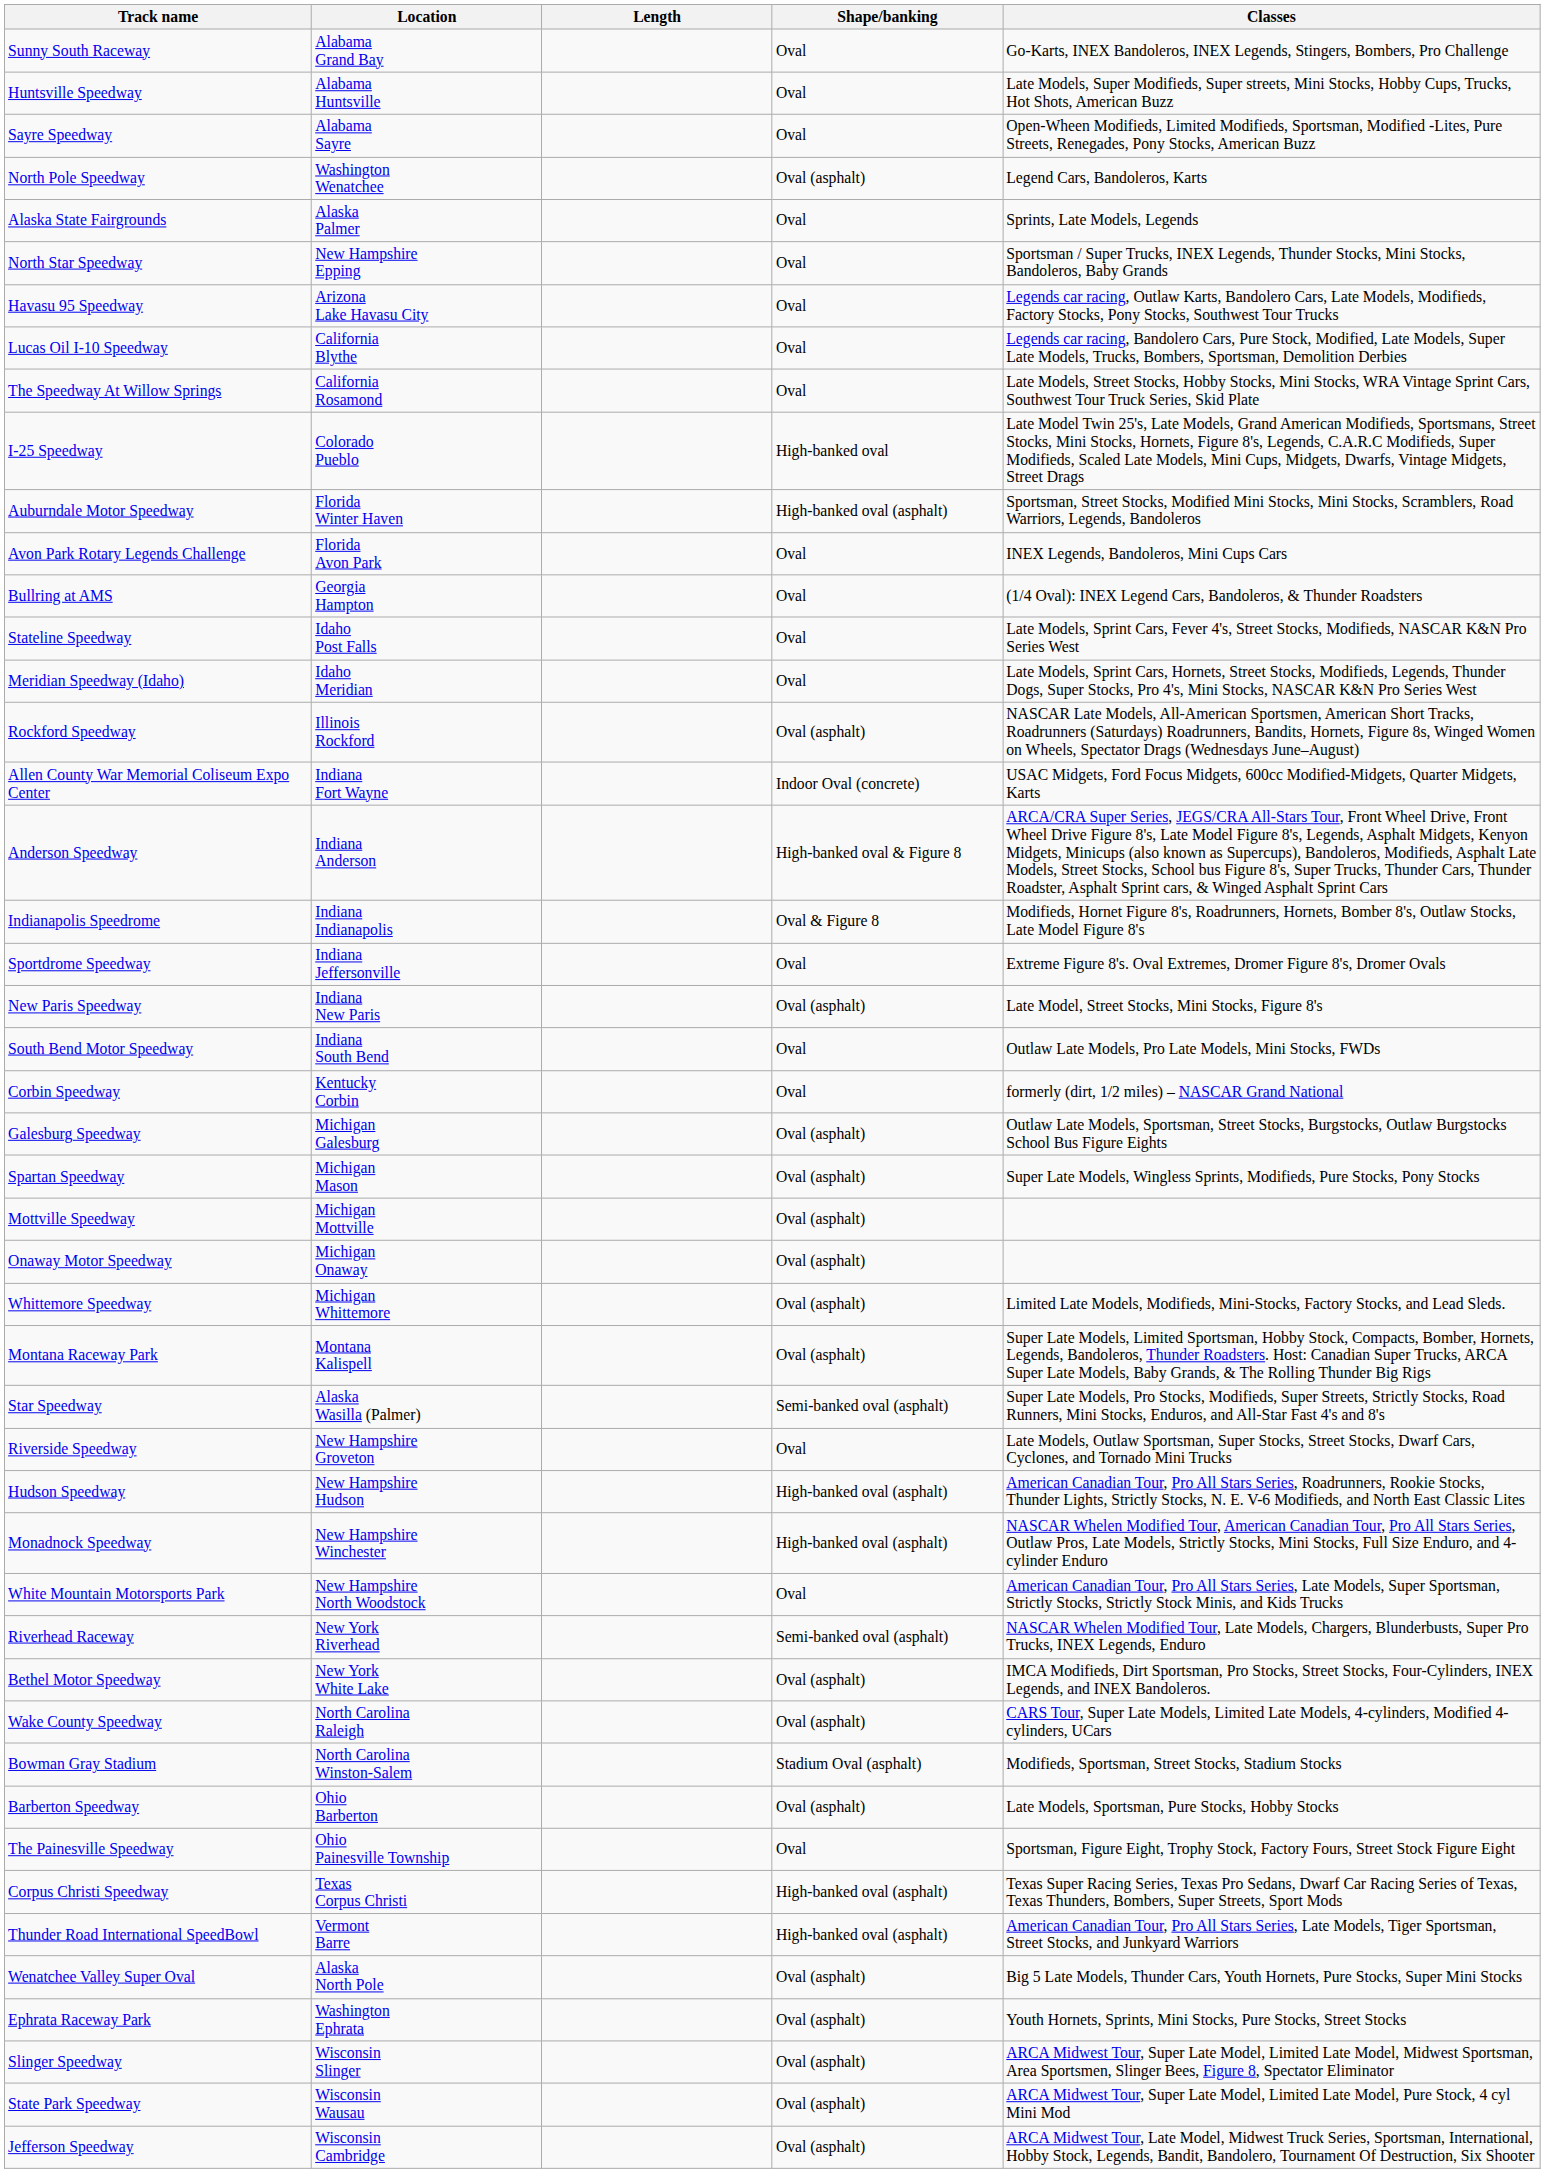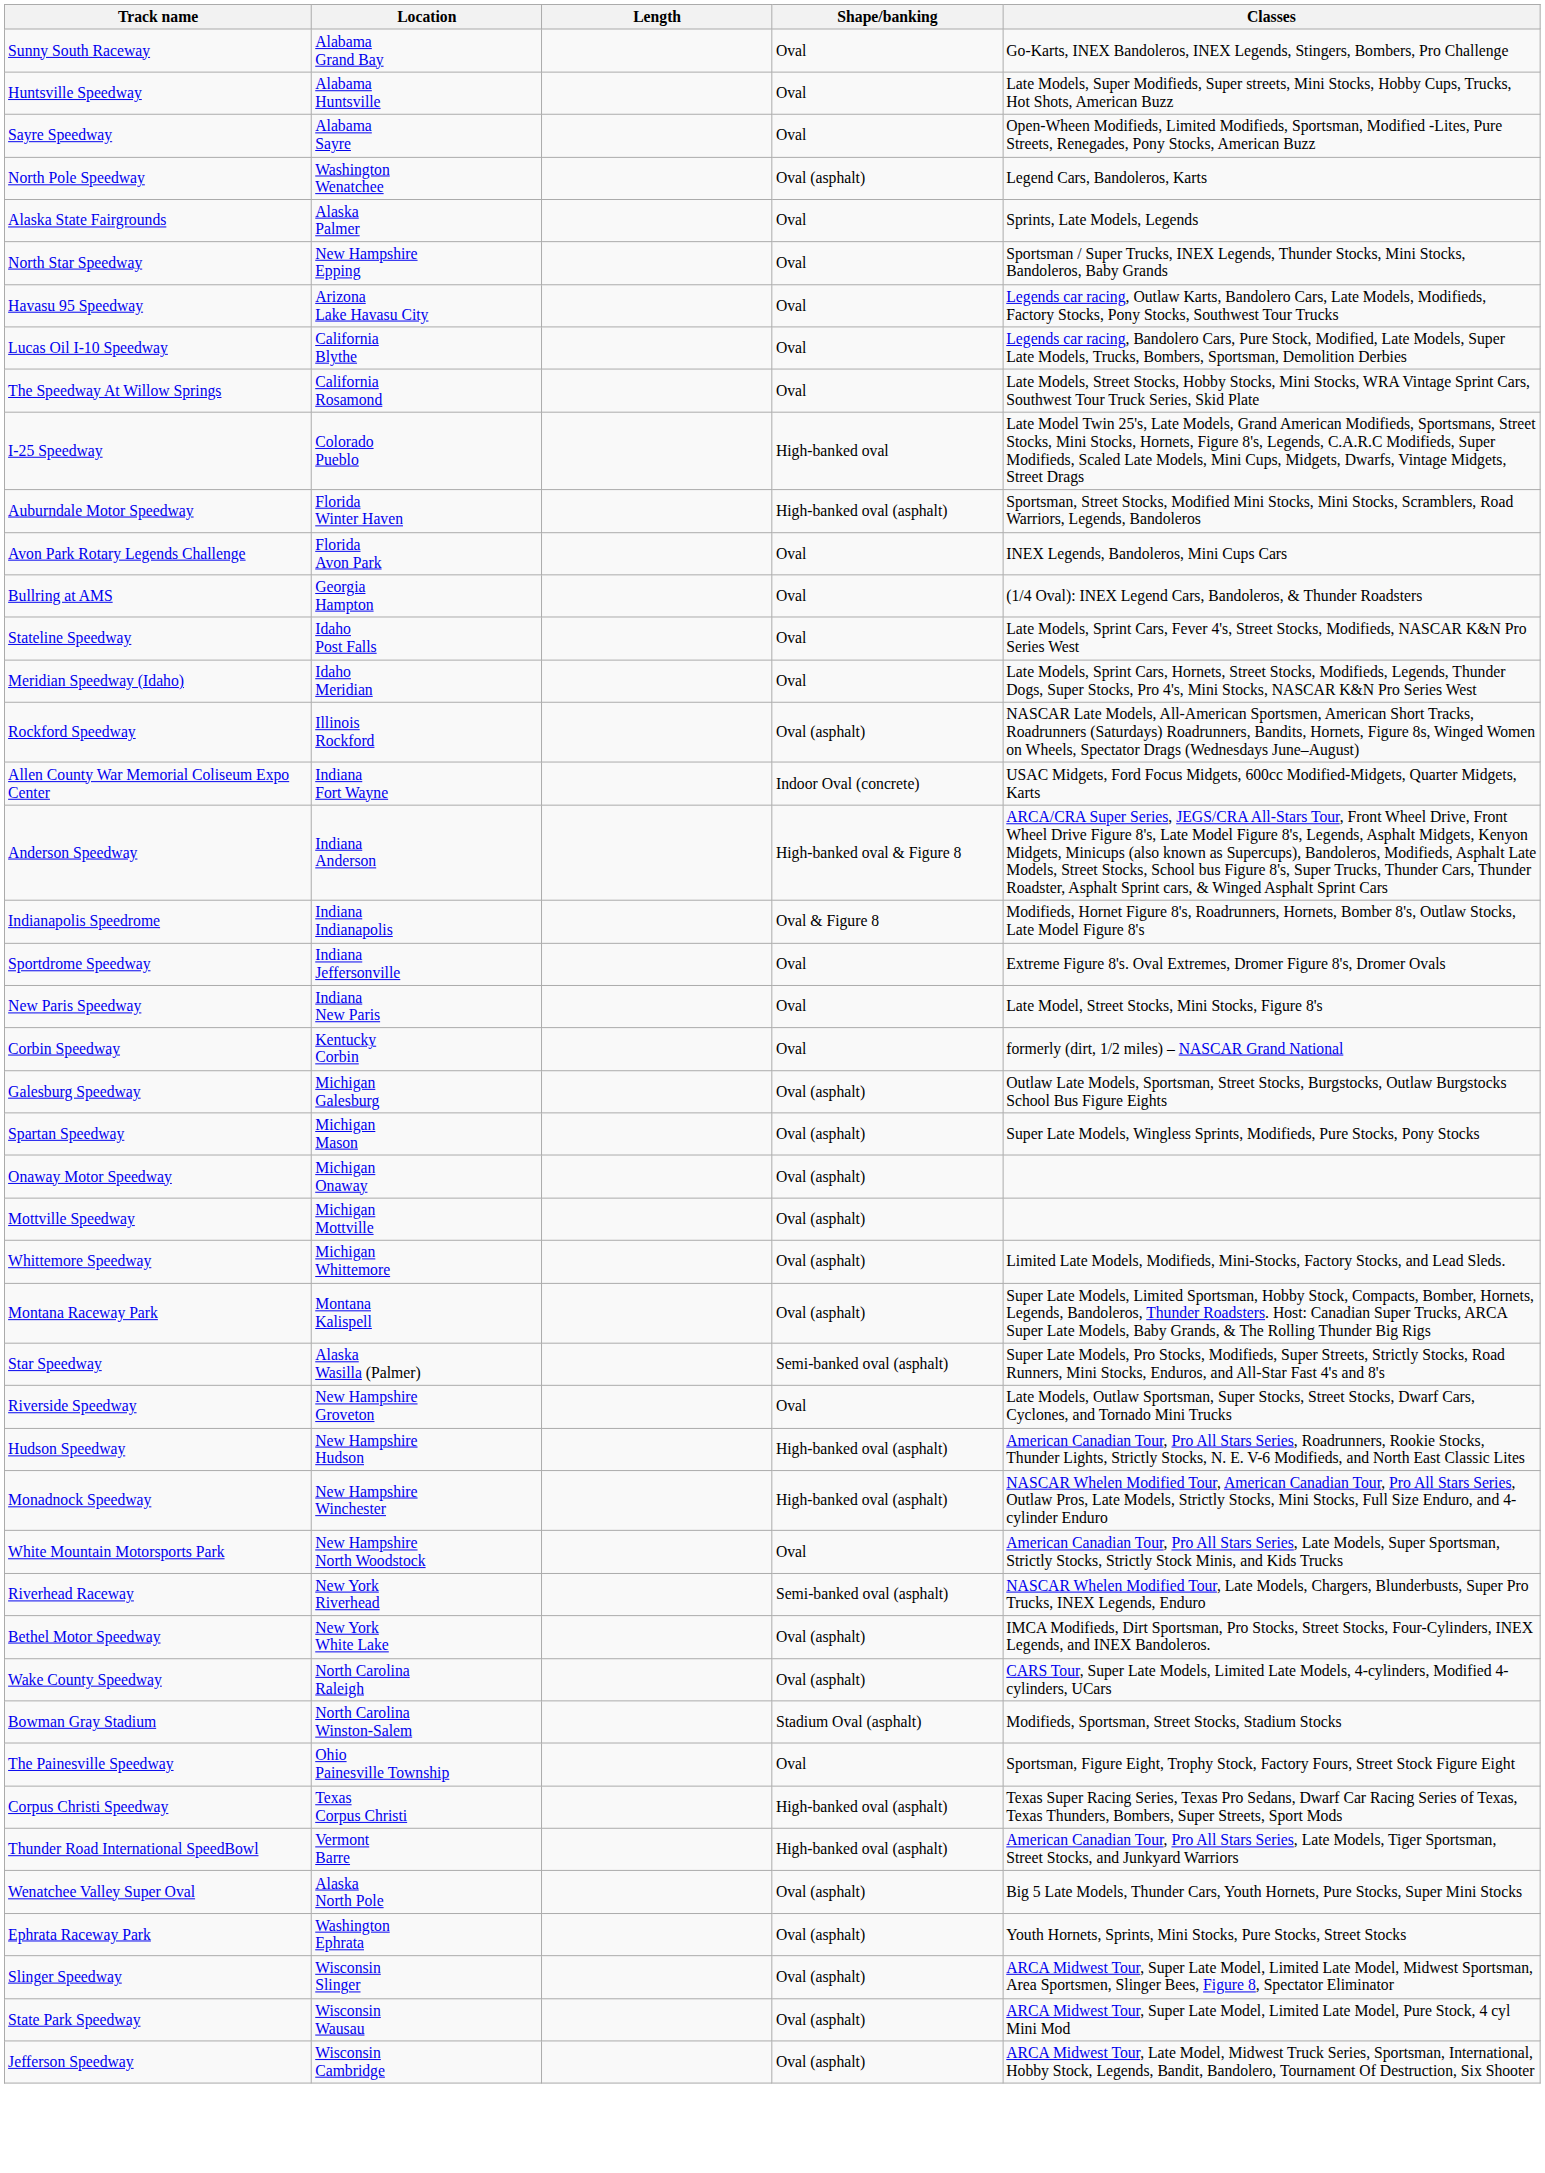(821, 1006) Oval (asphalt) -> (791, 1006) Oval
- row: (101, 1049)
rows swapped: (71, 1219) <-> (90, 1261)
- row: (74, 1807)
